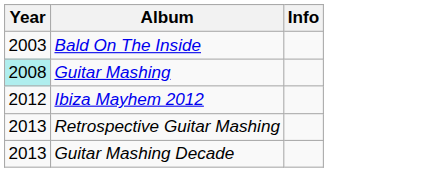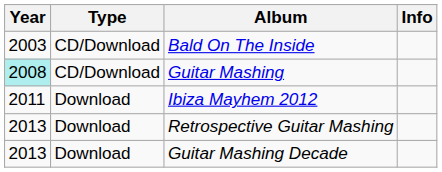+ column: (107, 18)
(28, 99) 2012 -> (27, 99) 2011
